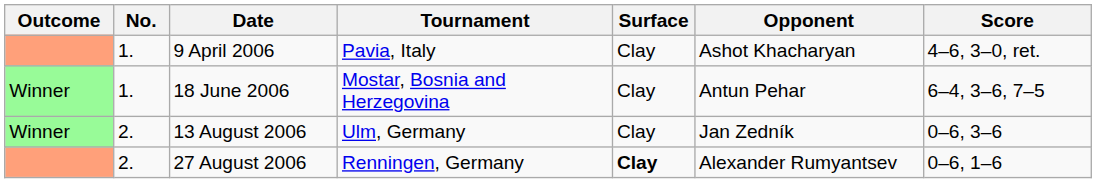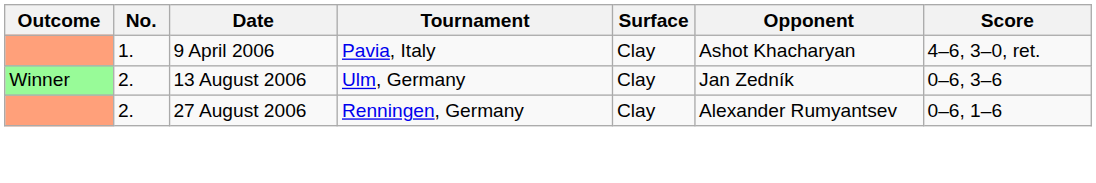- row: (231, 91)
(637, 162) bold -> (636, 111) normal
